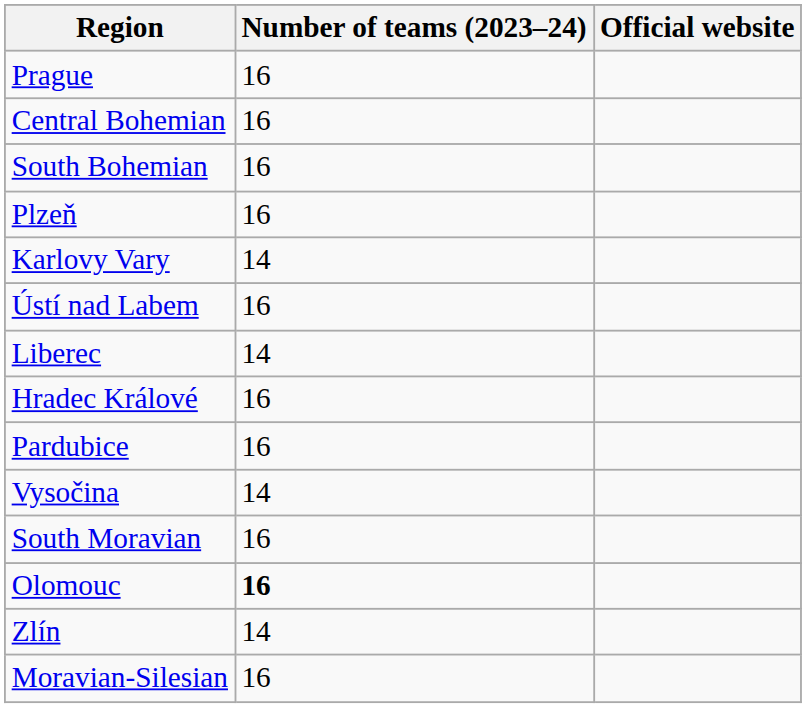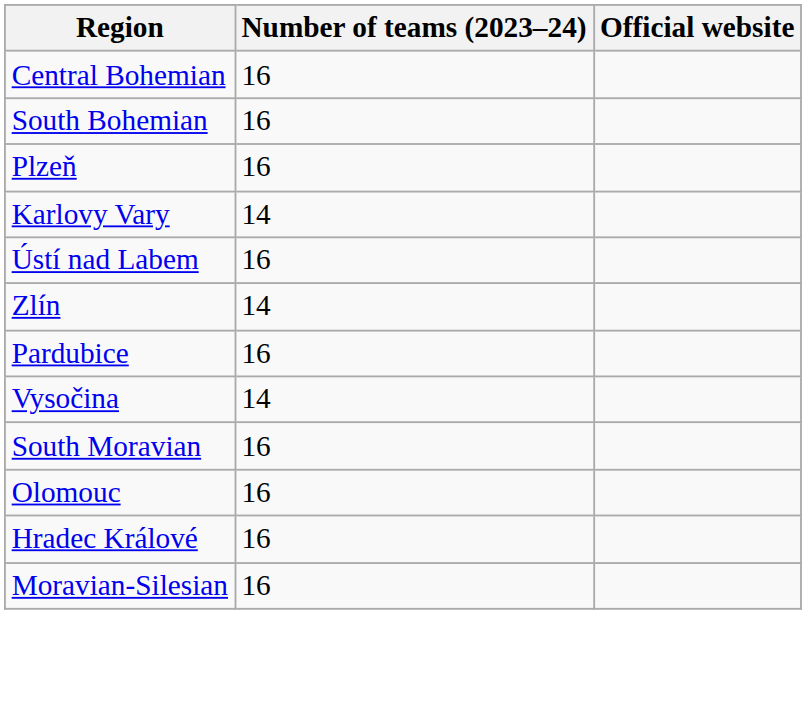- row: (52, 74)
- row: (56, 352)
rows swapped: (105, 399) <-> (36, 631)
(256, 584) bold -> (256, 492) normal
